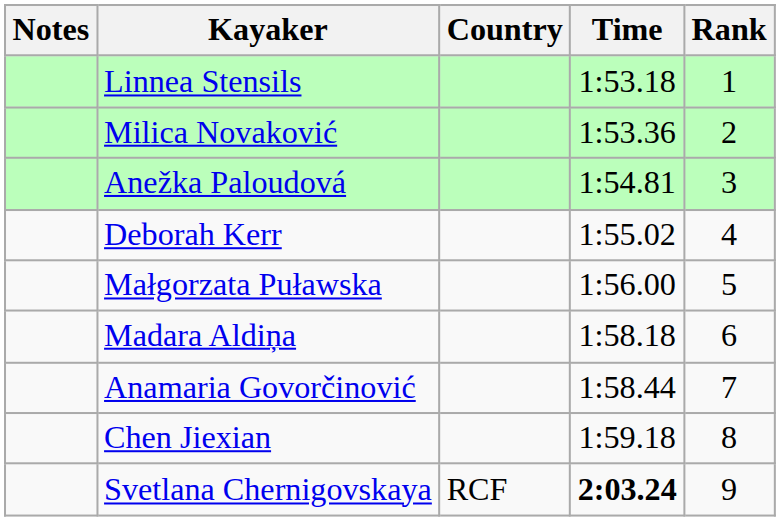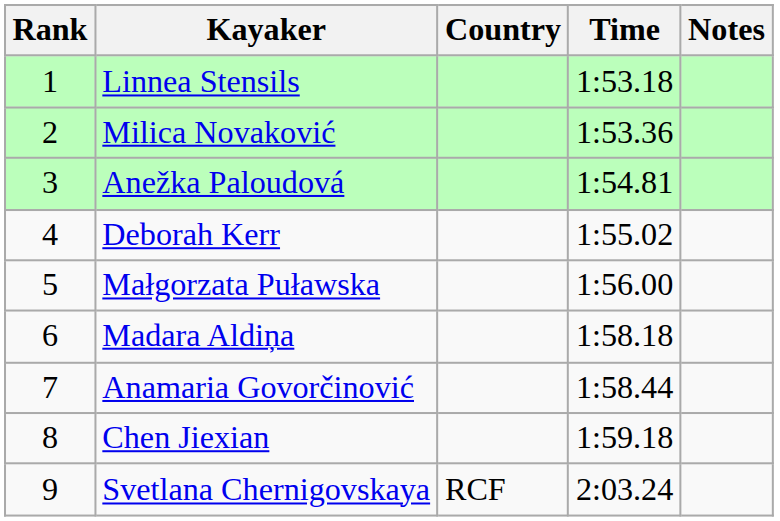columns swapped: (729, 30) <-> (51, 30)
(627, 489) bold -> (625, 489) normal
